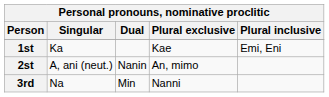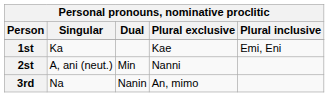(132, 65) Nanin -> (127, 65) Min
(175, 65) An, mimo -> (166, 65) Nanni
(127, 83) Min -> (132, 83) Nanin
(166, 83) Nanni -> (175, 83) An, mimo
